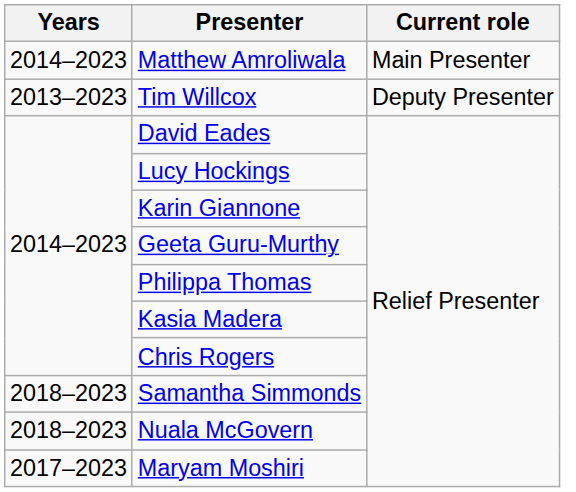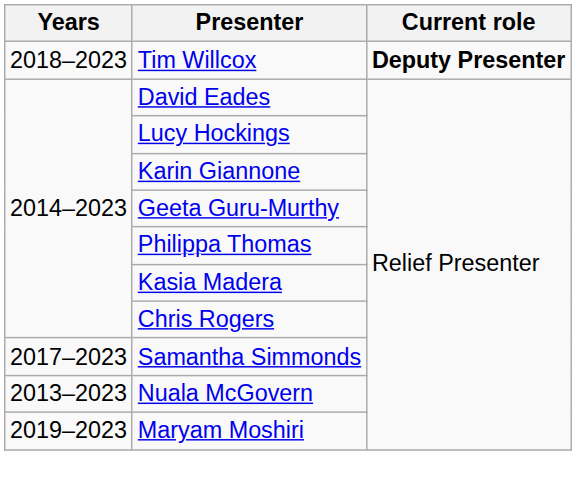- row: (242, 60)
(69, 97) 2013–2023 -> (69, 60) 2018–2023
(463, 97) normal -> (469, 60) bold
(69, 393) 2018–2023 -> (69, 356) 2017–2023
(69, 430) 2018–2023 -> (69, 393) 2013–2023
(69, 467) 2017–2023 -> (69, 430) 2019–2023
